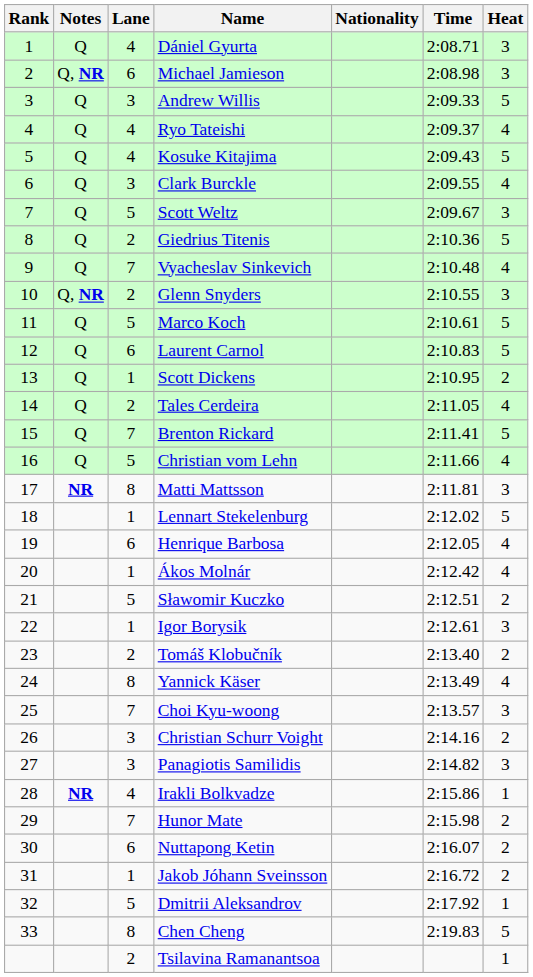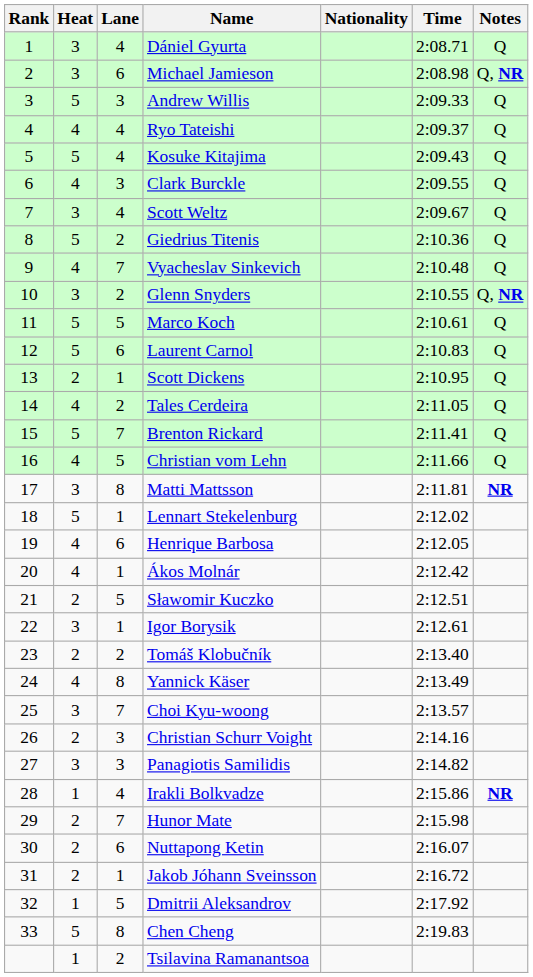columns swapped: (505, 18) <-> (81, 18)
(131, 211) 5 -> (120, 211) 4
